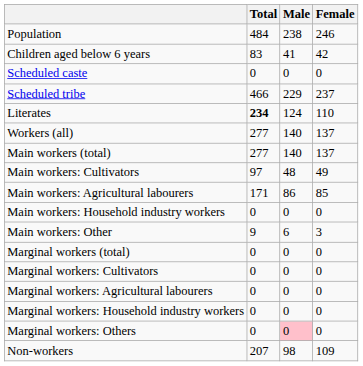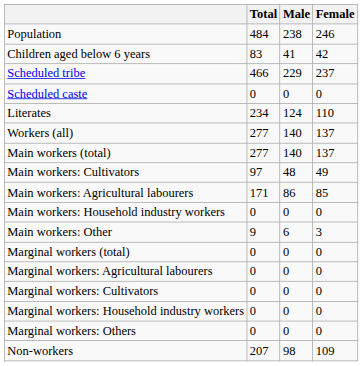rows swapped: (47, 73) <-> (46, 93)
(259, 113) bold -> (259, 113) normal
rows swapped: (83, 271) <-> (110, 291)
(286, 331) pink background -> (286, 331) no background
